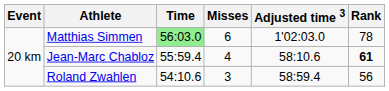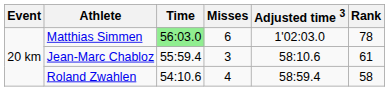(228, 57) 4 -> (228, 57) 3
(366, 57) bold -> (366, 57) normal
(228, 77) 3 -> (228, 77) 4
(366, 77) 56 -> (366, 77) 58
